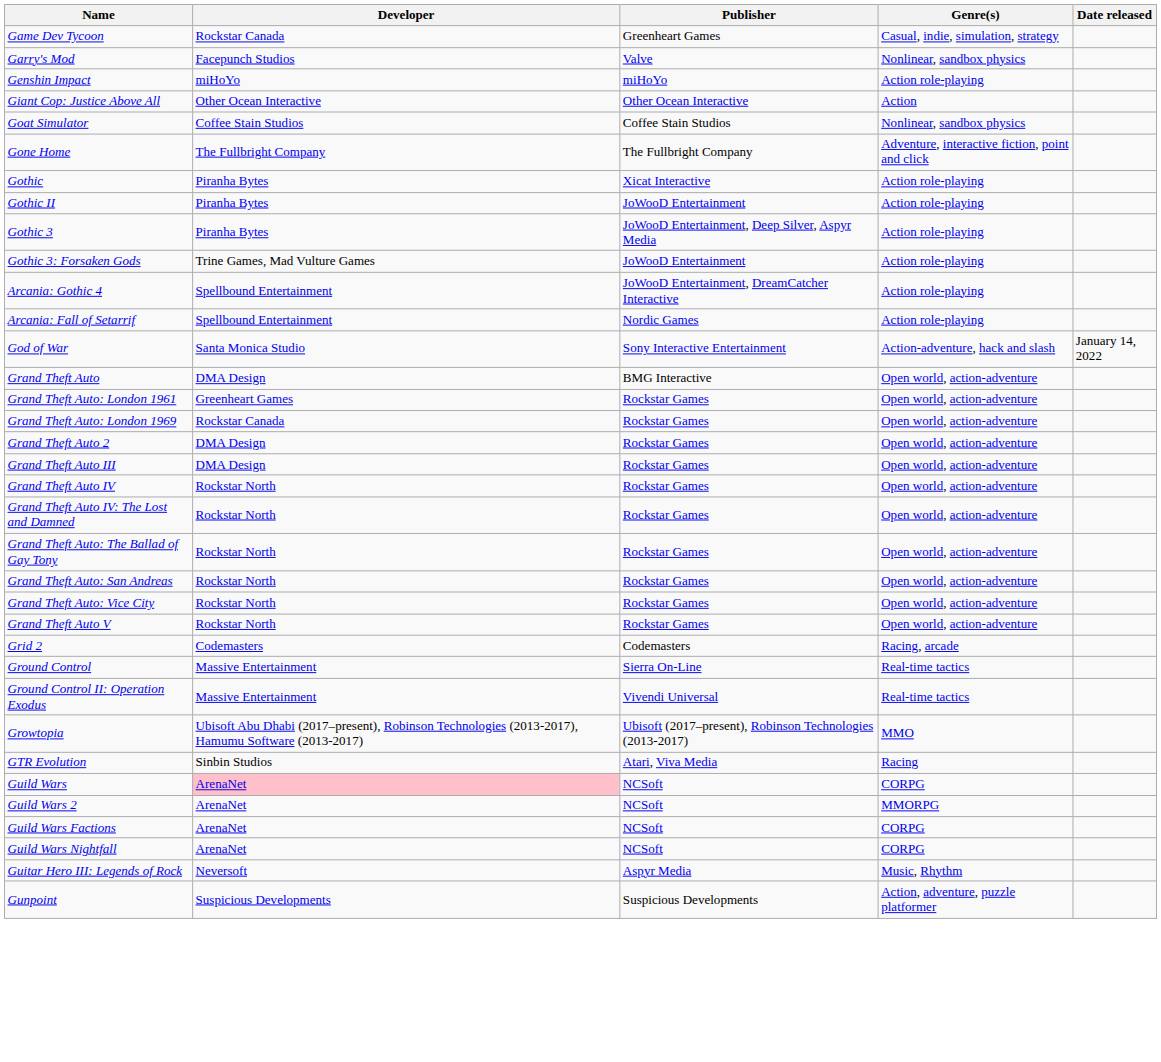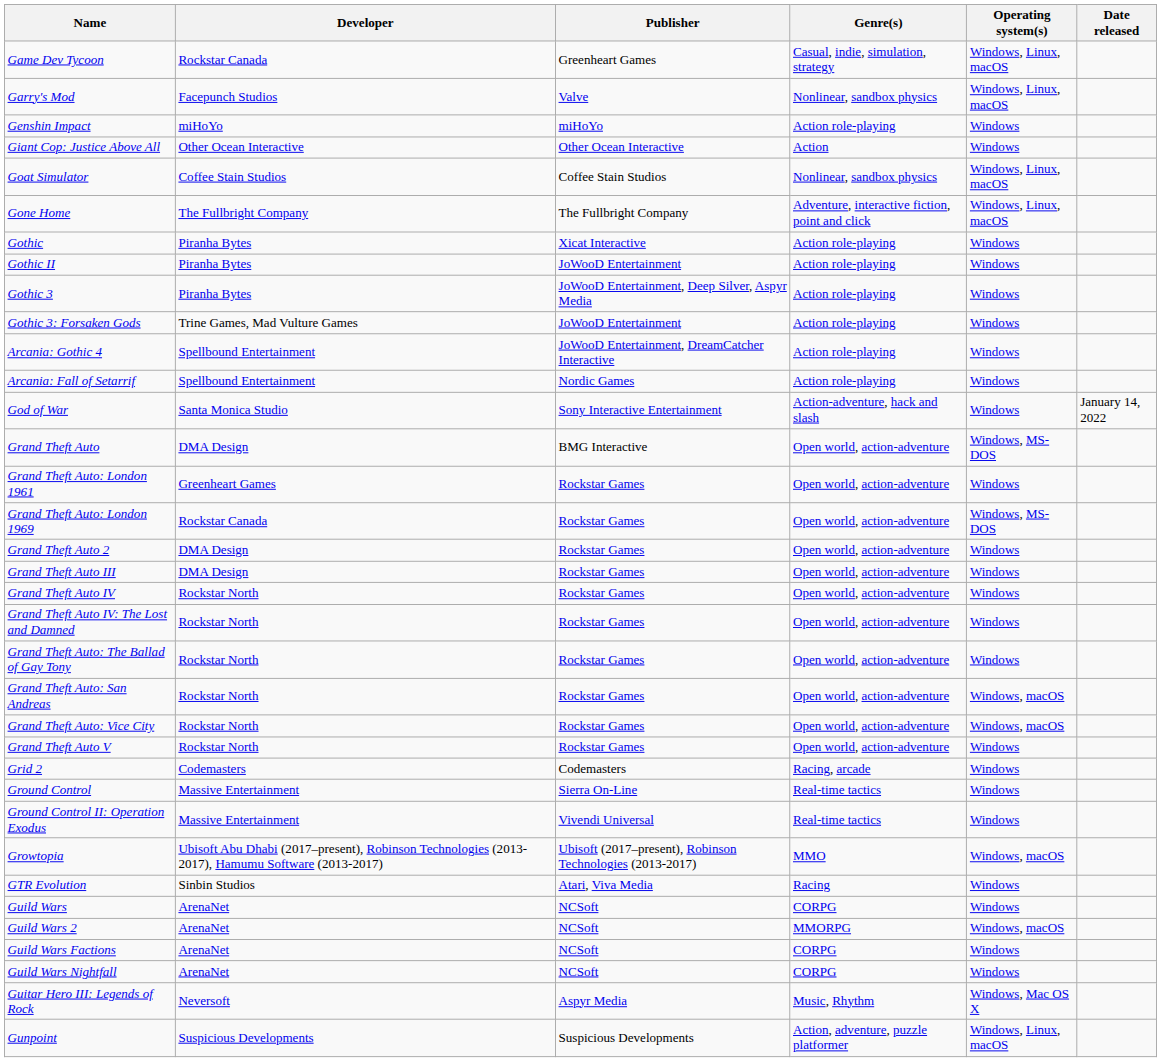+ column: (1022, 22)
(221, 783) pink background -> (204, 906) no background
